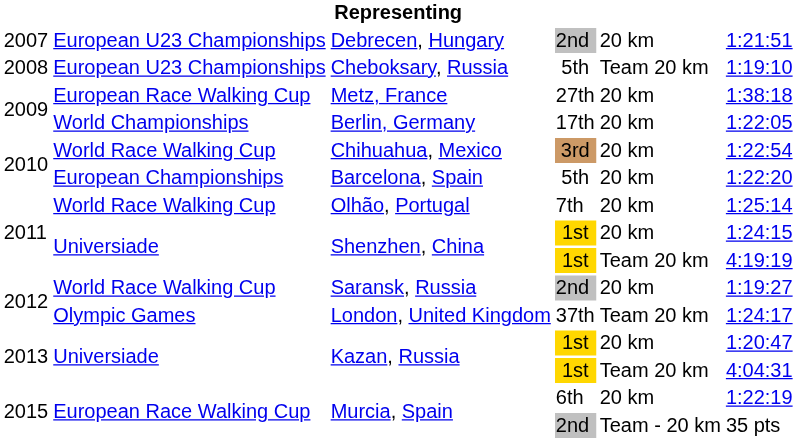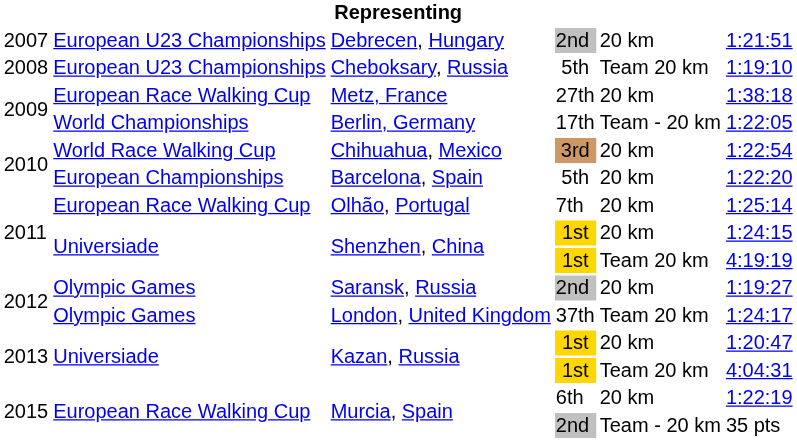(627, 122) 20 km -> (660, 122) Team - 20 km
(164, 205) World Race Walking Cup -> (182, 205) European Race Walking Cup
(164, 287) World Race Walking Cup -> (124, 287) Olympic Games
